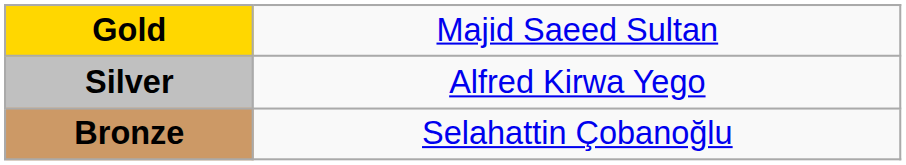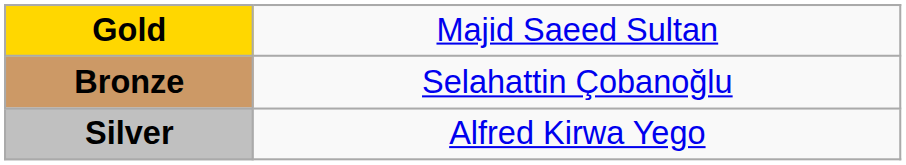rows swapped: (129, 81) <-> (129, 133)
